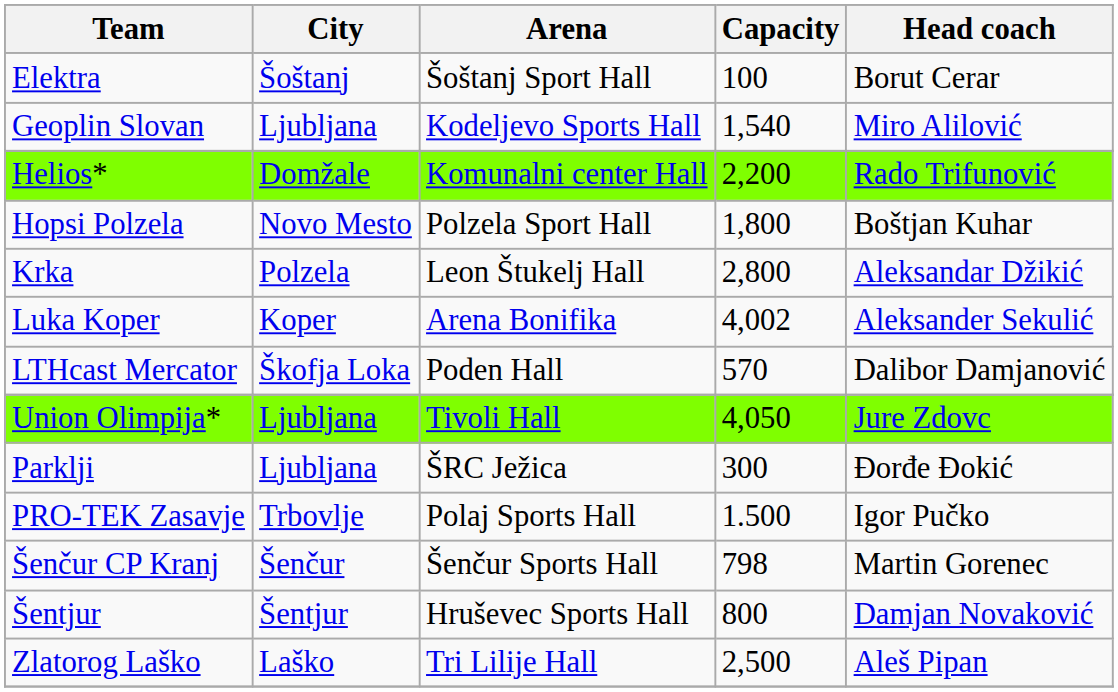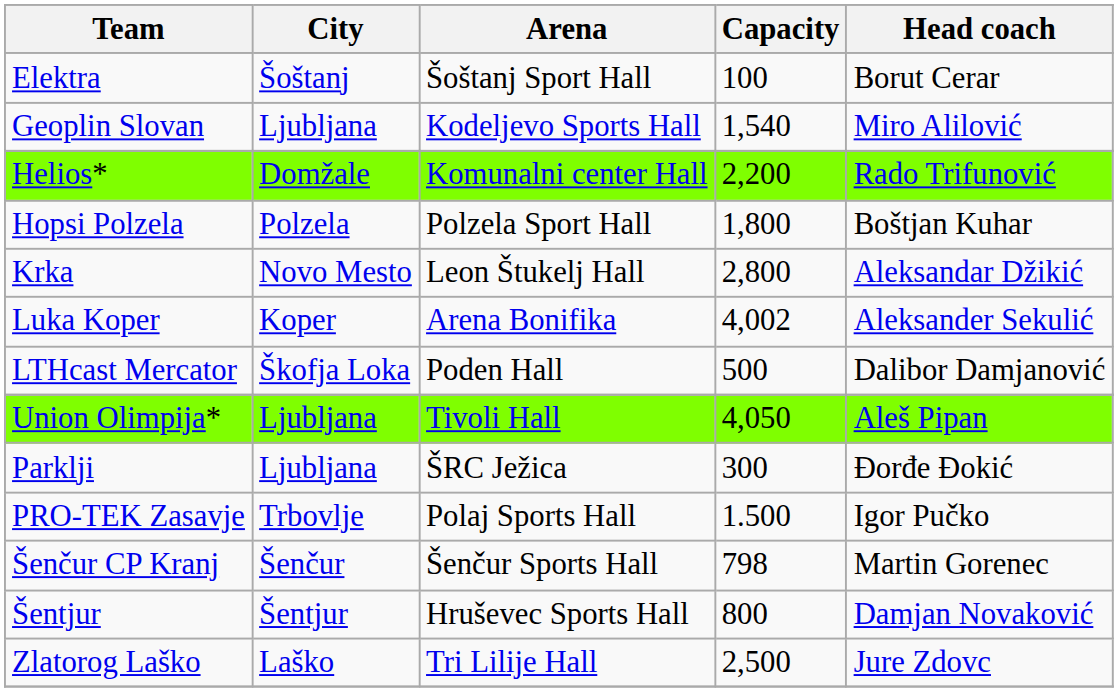(335, 223) Novo Mesto -> (304, 223) Polzela
(304, 272) Polzela -> (335, 272) Novo Mesto
(745, 369) 570 -> (745, 369) 500
(922, 418) Jure Zdovc -> (921, 418) Aleš Pipan
(921, 662) Aleš Pipan -> (922, 662) Jure Zdovc
